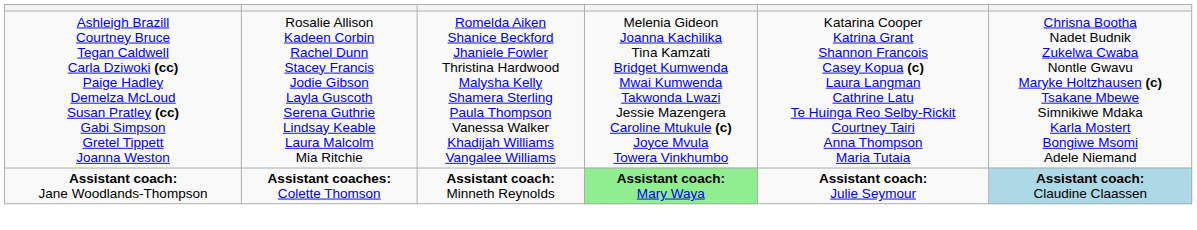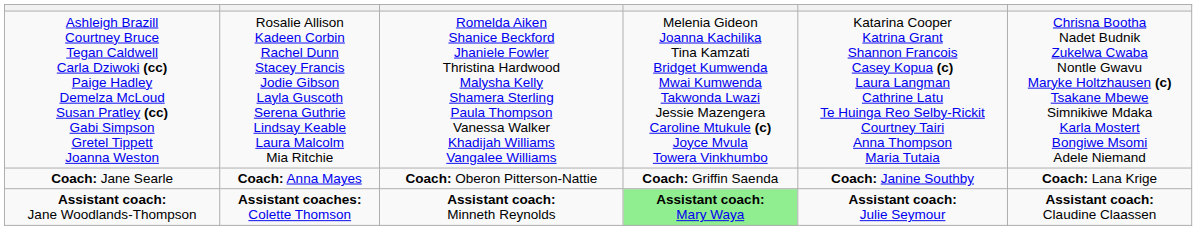+ row: (112, 179)
(1090, 186) lightblue background -> (1100, 208) no background
